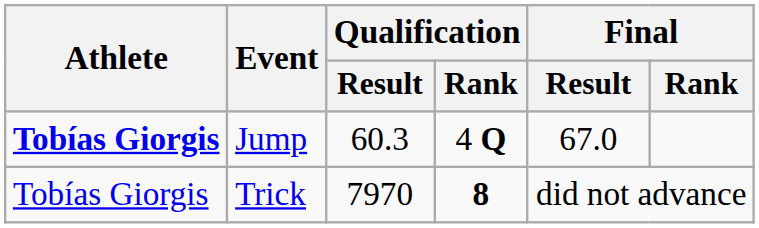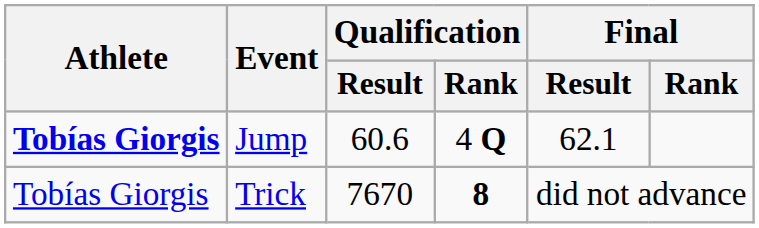(380, 139) 60.3 -> (380, 139) 60.6
(588, 139) 67.0 -> (588, 139) 62.1
(380, 193) 7970 -> (380, 193) 7670
